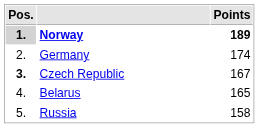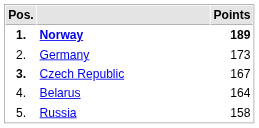(21, 35) lightgrey background -> (21, 35) no background
(240, 54) 174 -> (240, 54) 173
(240, 93) 165 -> (240, 93) 164
